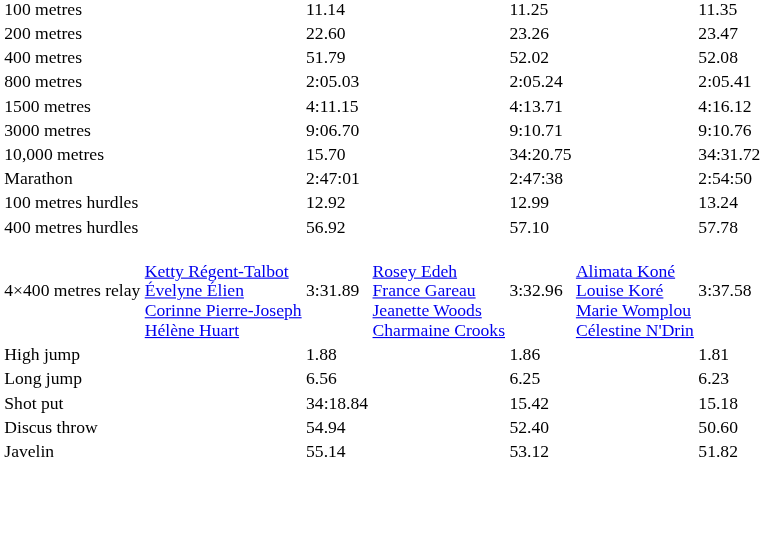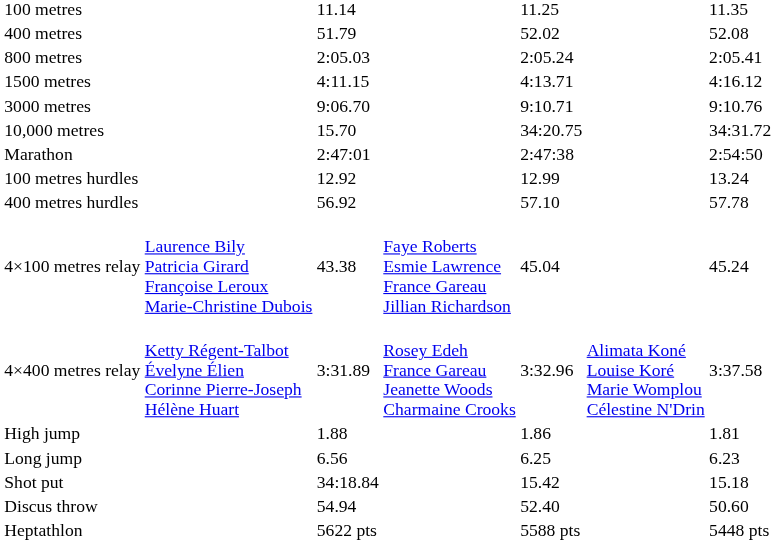- row: (43, 33)
+ row: (72, 266)
- row: (29, 451)
+ row: (43, 530)
